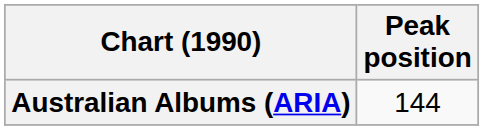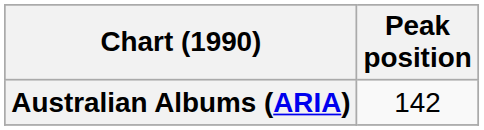(418, 102) 144 -> (418, 102) 142
